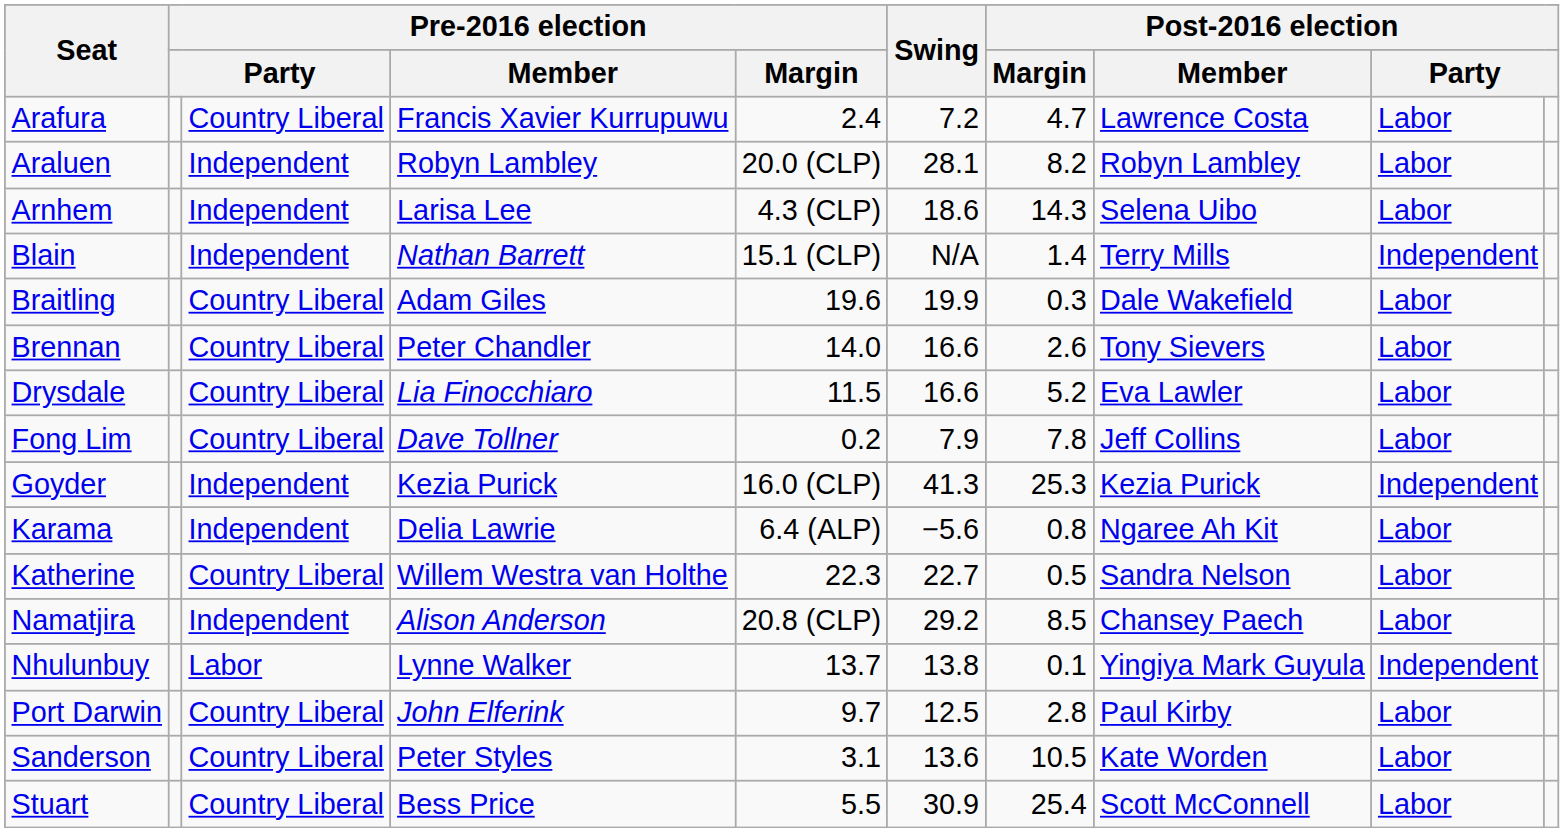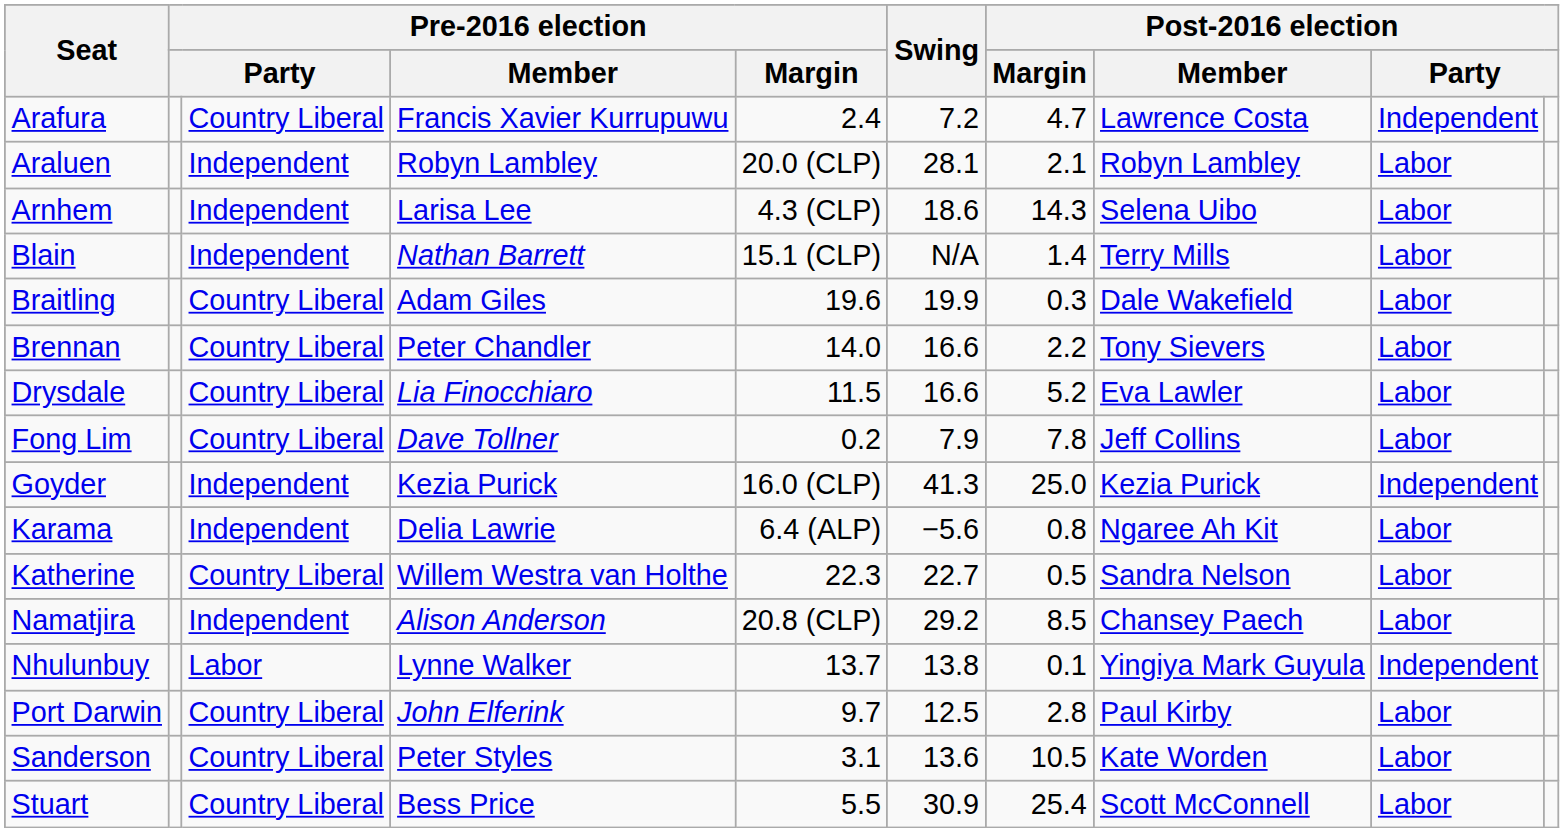(1415, 118) Labor -> (1458, 118) Independent
(1067, 164) 8.2 -> (1067, 164) 2.1
(1458, 255) Independent -> (1415, 255) Labor
(1067, 347) 2.6 -> (1067, 347) 2.2
(1059, 484) 25.3 -> (1059, 484) 25.0
